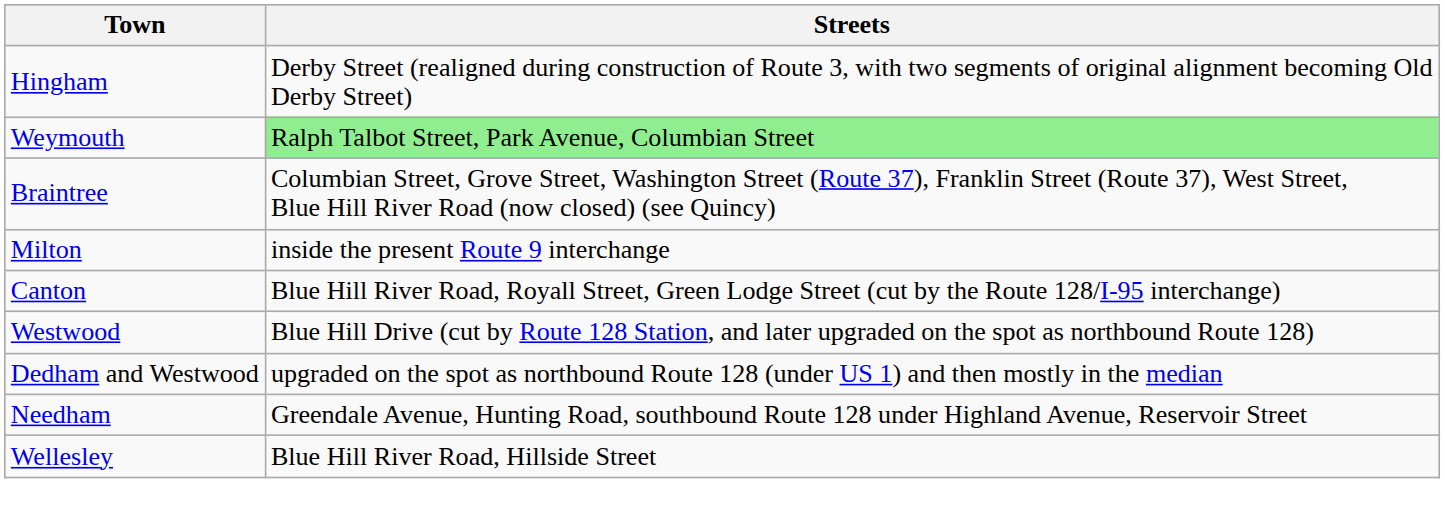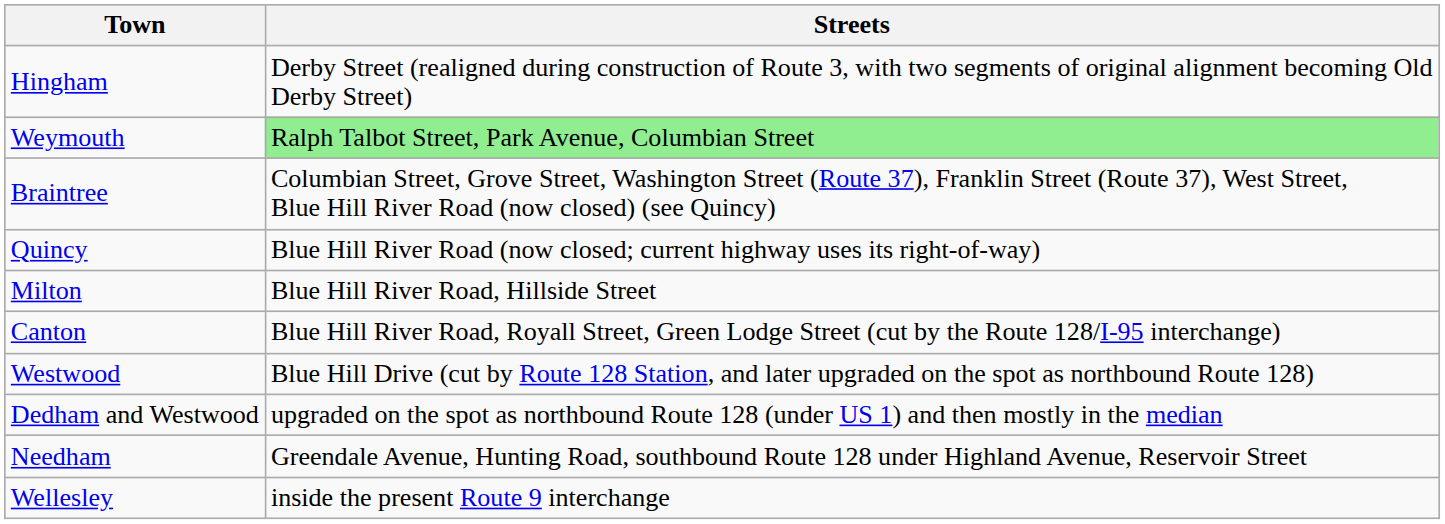+ row: (49, 249)
(470, 249) inside the present Route 9 interchange -> (464, 290) Blue Hill River Road, Hillside Street
(464, 456) Blue Hill River Road, Hillside Street -> (470, 497) inside the present Route 9 interchange
